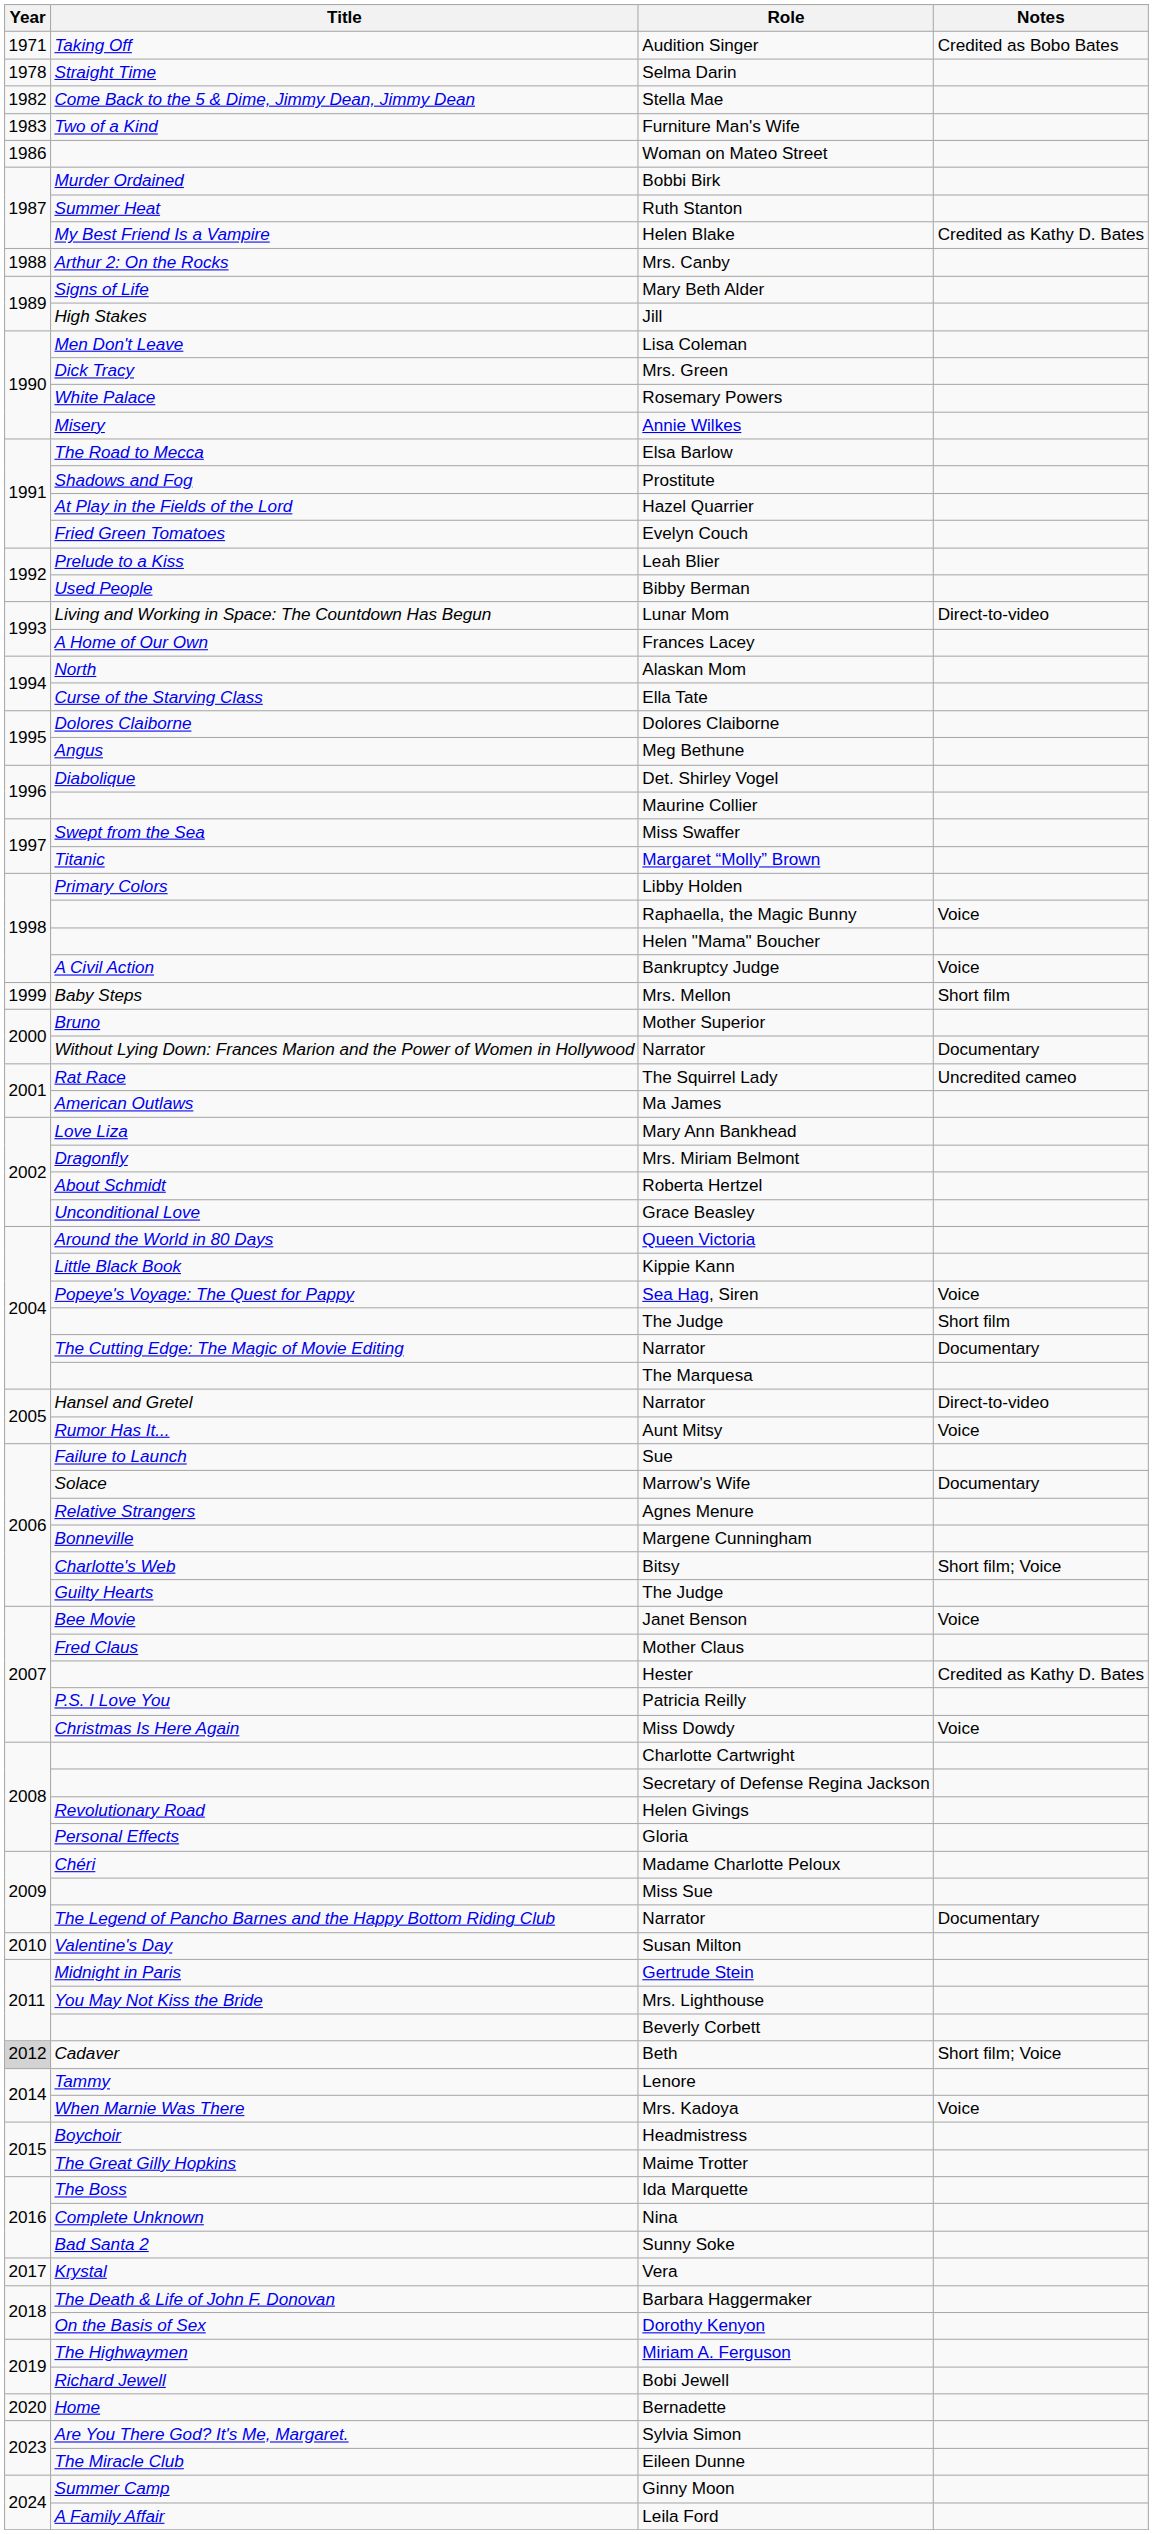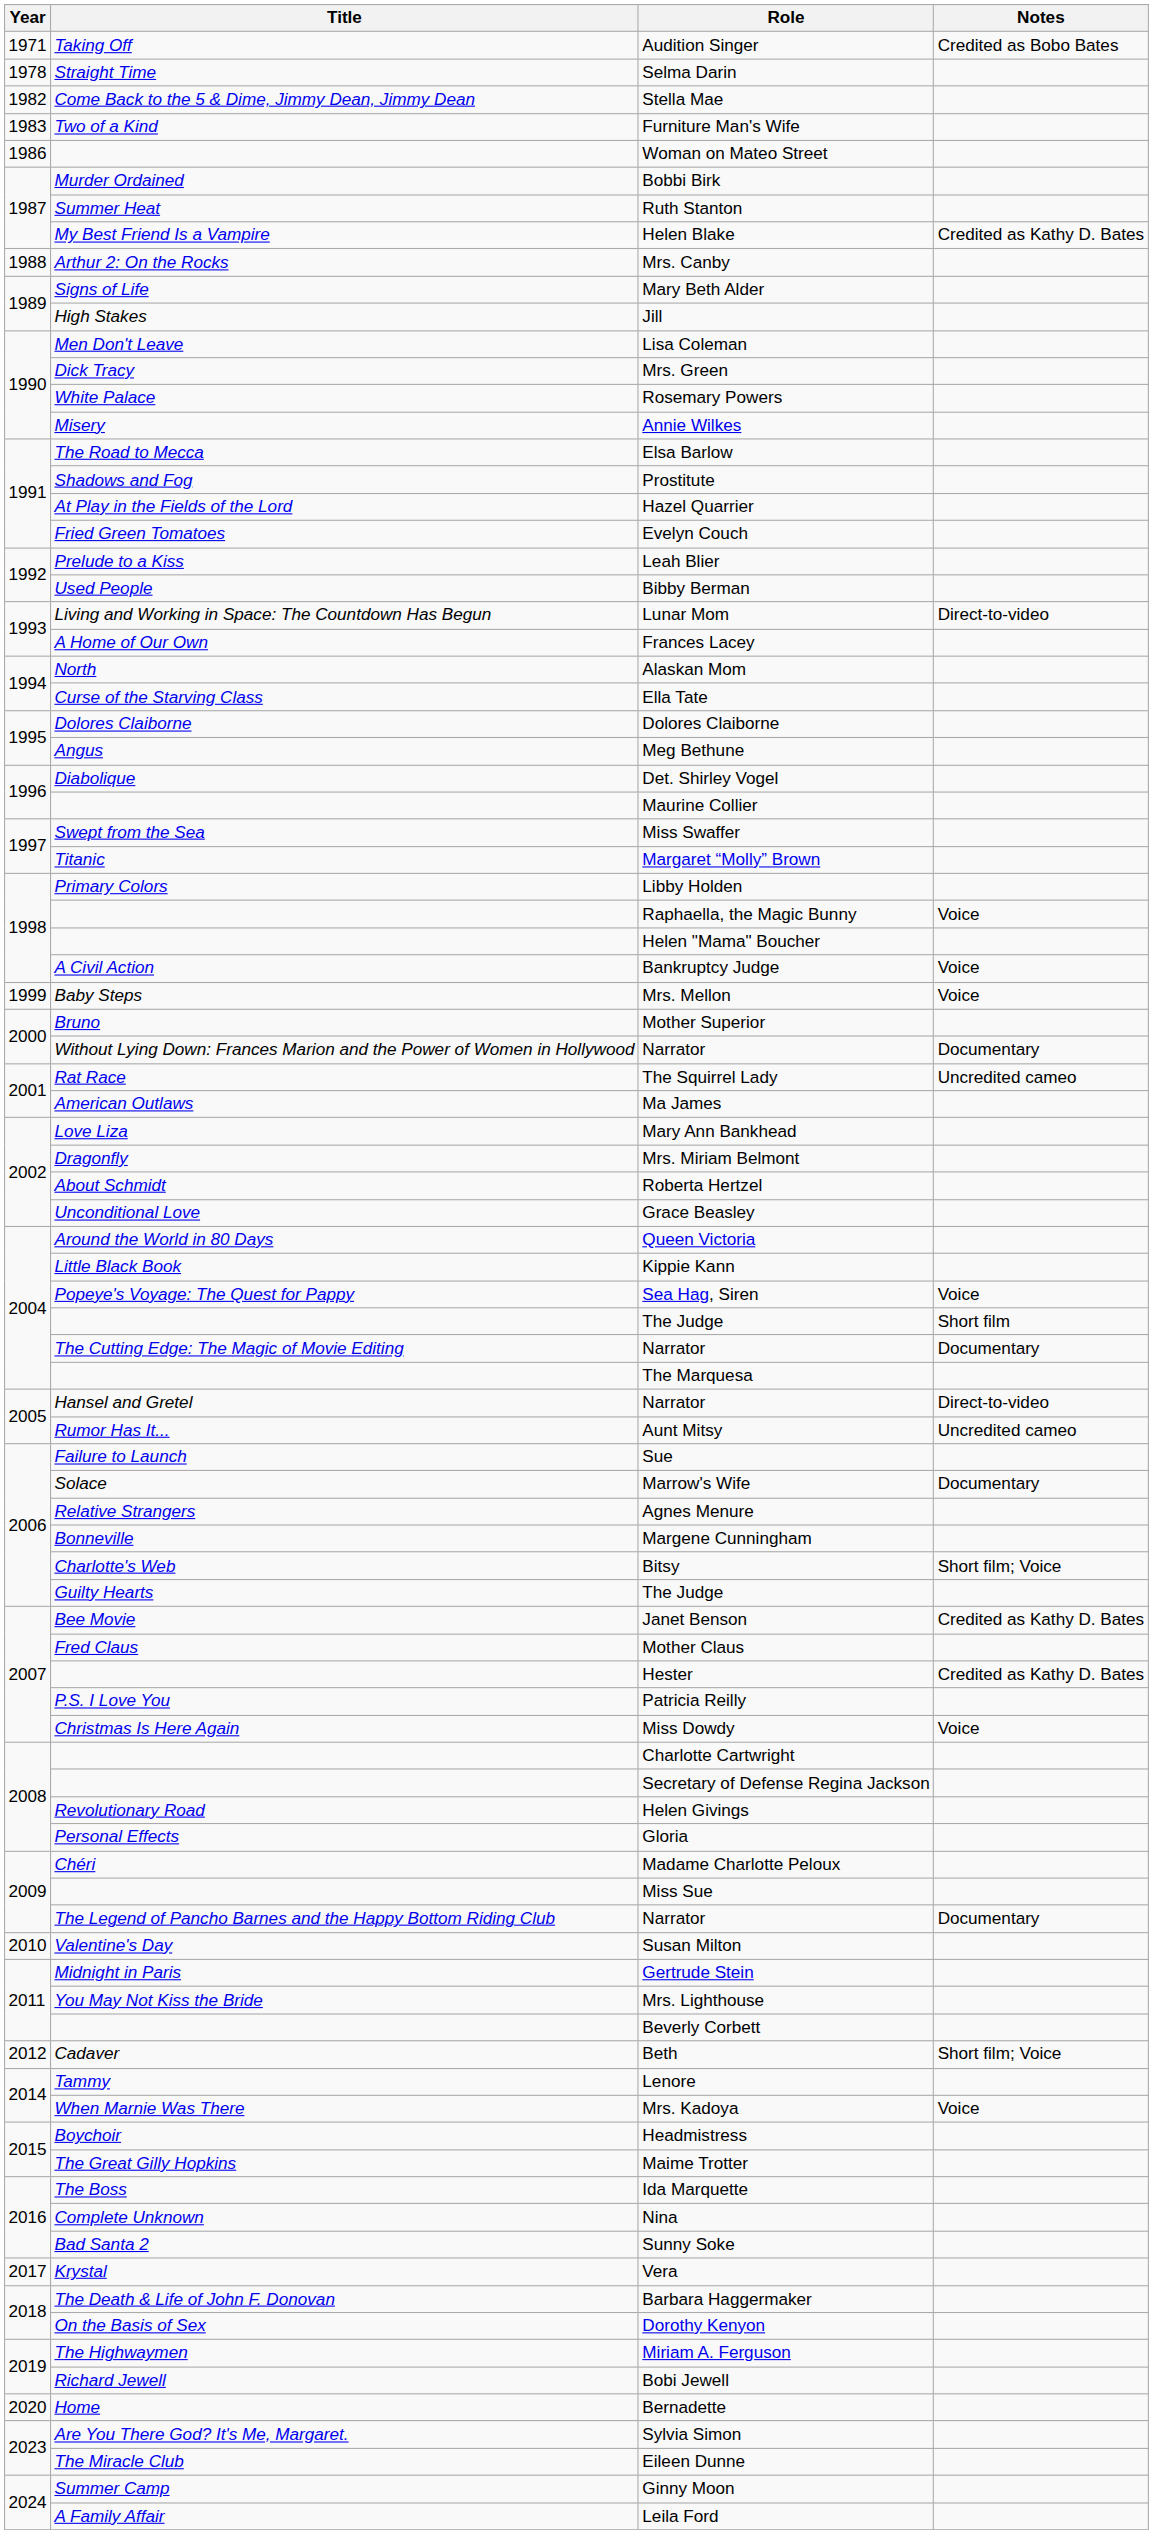(974, 995) Short film -> (959, 995) Voice
(959, 1429) Voice -> (1007, 1429) Uncredited cameo
(959, 1619) Voice -> (1041, 1619) Credited as Kathy D. Bates
(28, 2054) lightgrey background -> (28, 2054) no background
